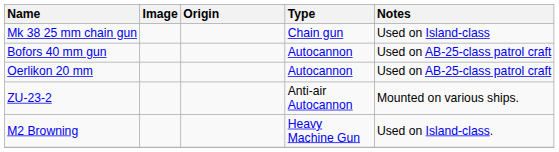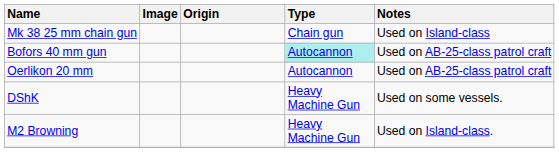(320, 52) no background -> (320, 52) paleturquoise background
- row: (29, 98)
+ row: (23, 98)
